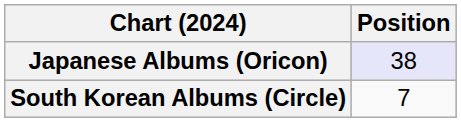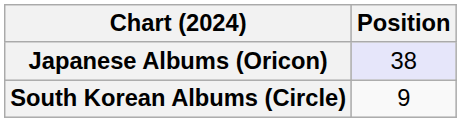(404, 98) 7 -> (404, 98) 9
